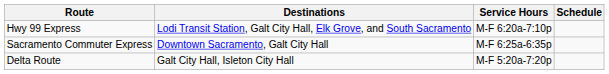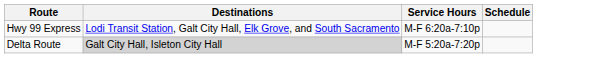- row: (80, 45)
(225, 61) no background -> (154, 45) lightgrey background
